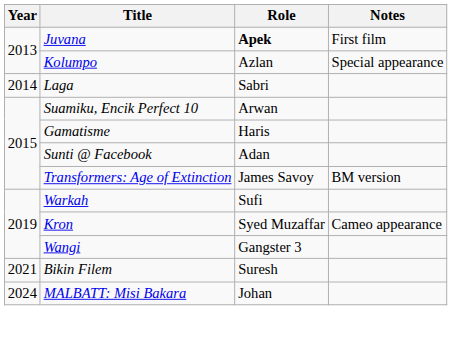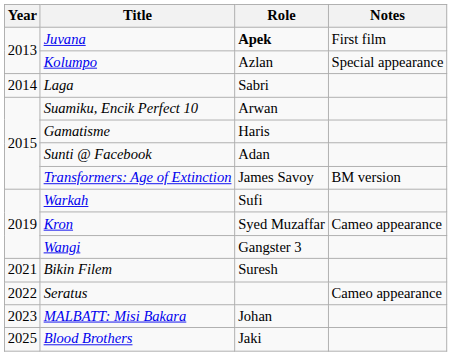+ row: (65, 293)
(22, 293) 2024 -> (22, 316) 2023
+ row: (88, 339)
